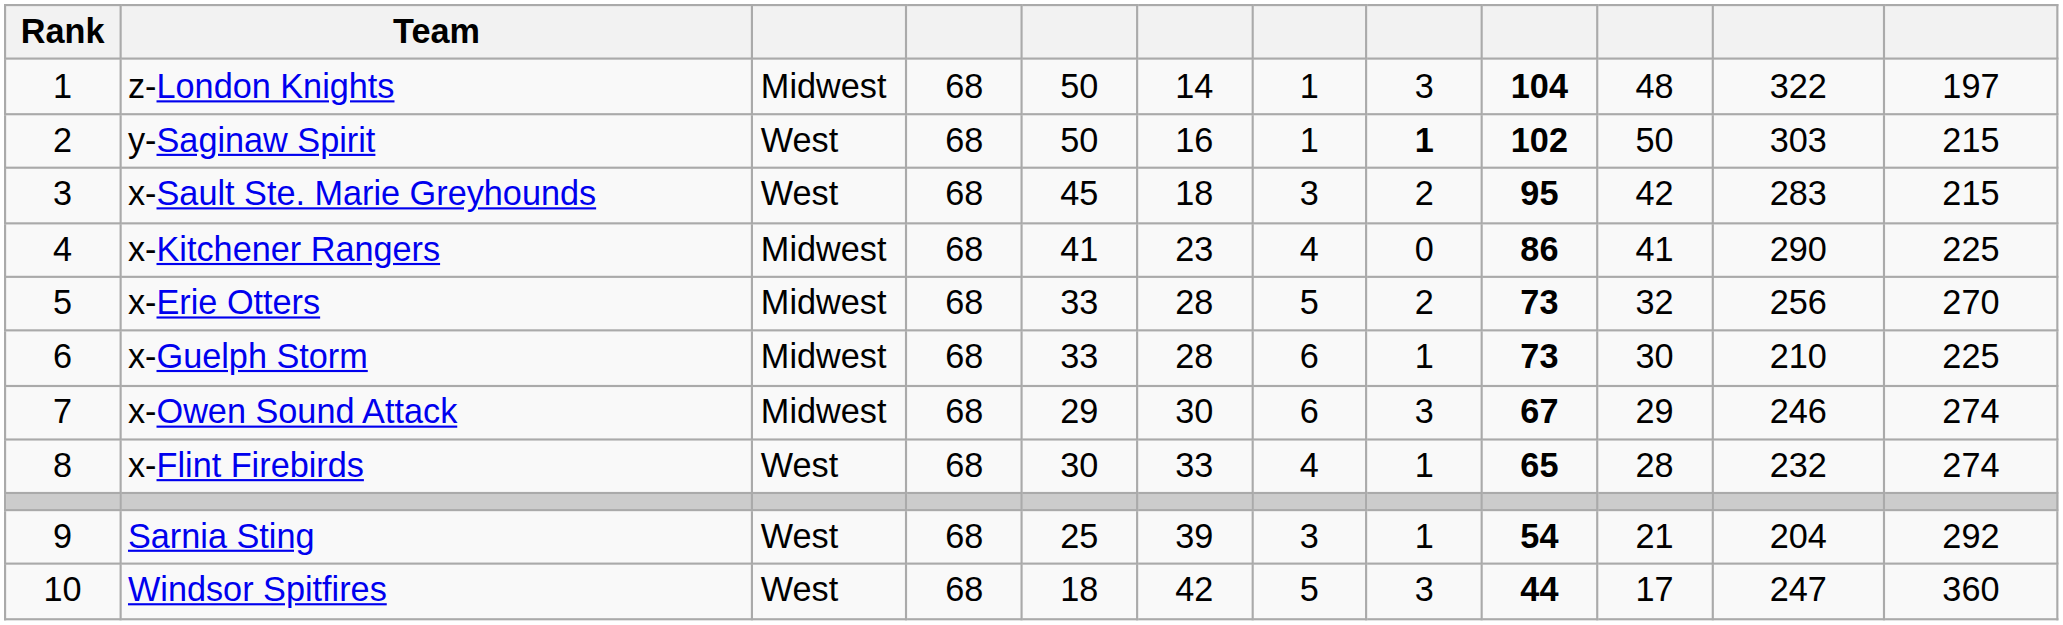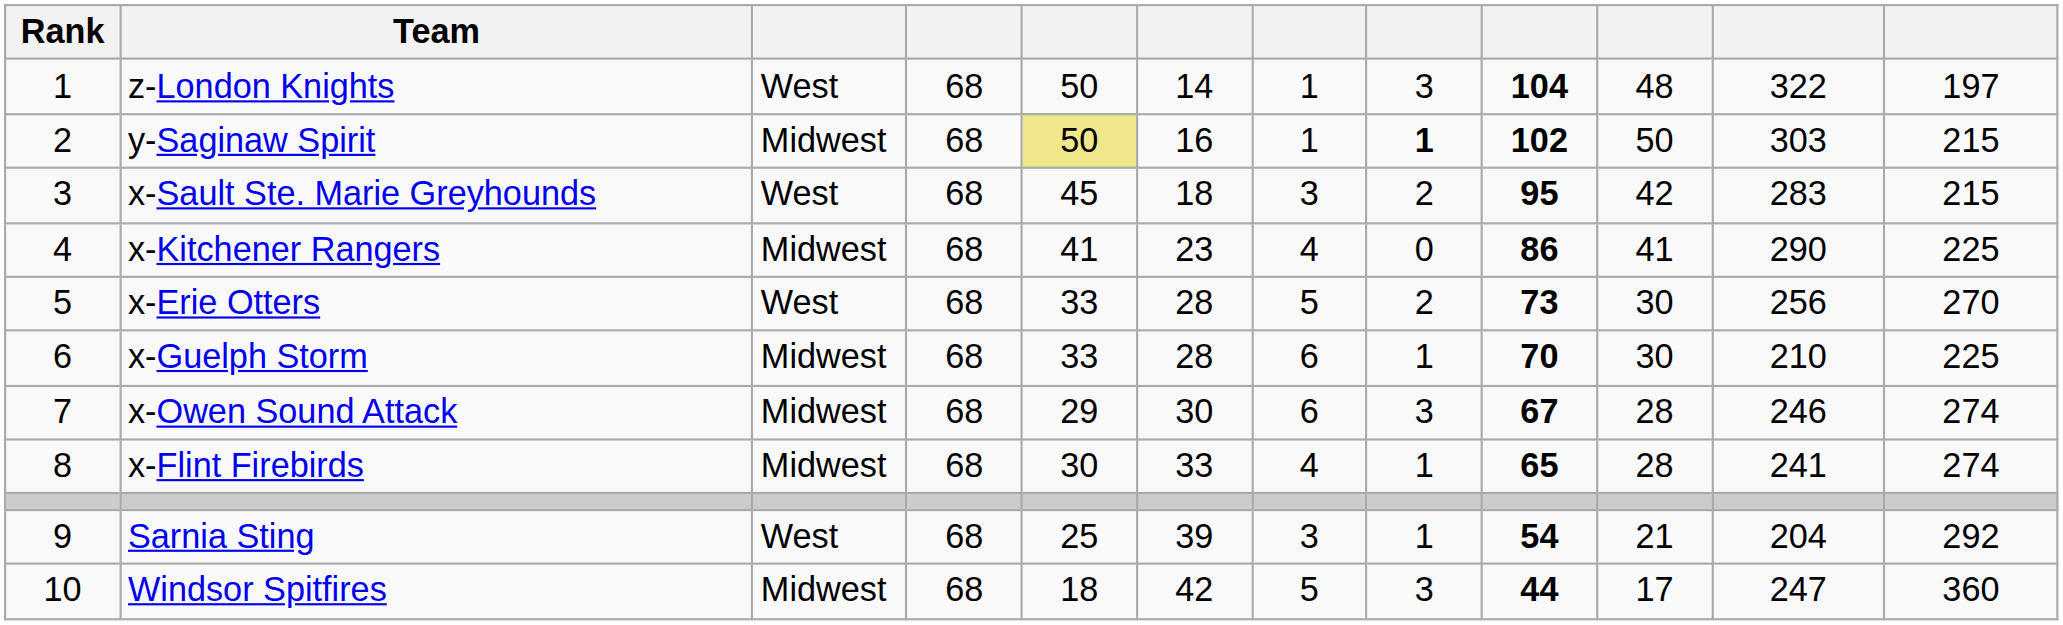(824, 85) Midwest -> (800, 85) West
(800, 140) West -> (824, 140) Midwest
(1079, 140) no background -> (1079, 140) khaki background
(824, 303) Midwest -> (800, 303) West
(1654, 303) 32 -> (1654, 303) 30
(1539, 357) 73 -> (1539, 357) 70
(1654, 411) 29 -> (1654, 411) 28
(800, 466) West -> (824, 466) Midwest
(1798, 466) 232 -> (1798, 466) 241
(800, 590) West -> (824, 590) Midwest
